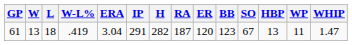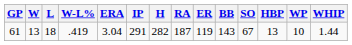(205, 31) 120 -> (204, 31) 119
(227, 31) 123 -> (226, 31) 143
(299, 31) 11 -> (298, 31) 10
(329, 31) 1.47 -> (329, 31) 1.44
